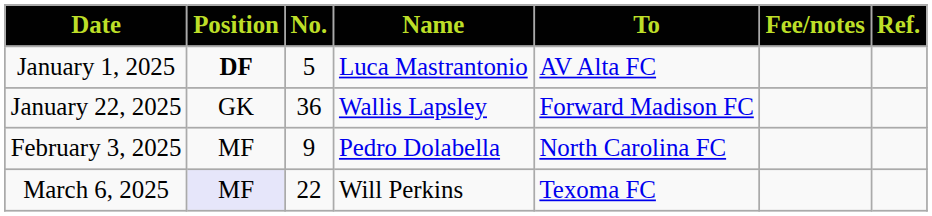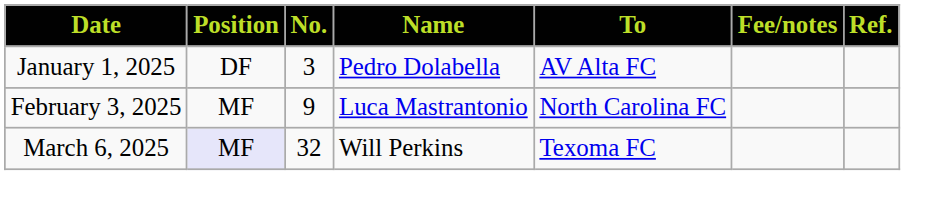(236, 66) bold -> (236, 66) normal
(309, 66) 5 -> (309, 66) 3
(433, 66) Luca Mastrantonio -> (419, 66) Pedro Dolabella
- row: (96, 107)
(419, 148) Pedro Dolabella -> (433, 107) Luca Mastrantonio
(309, 189) 22 -> (309, 148) 32
